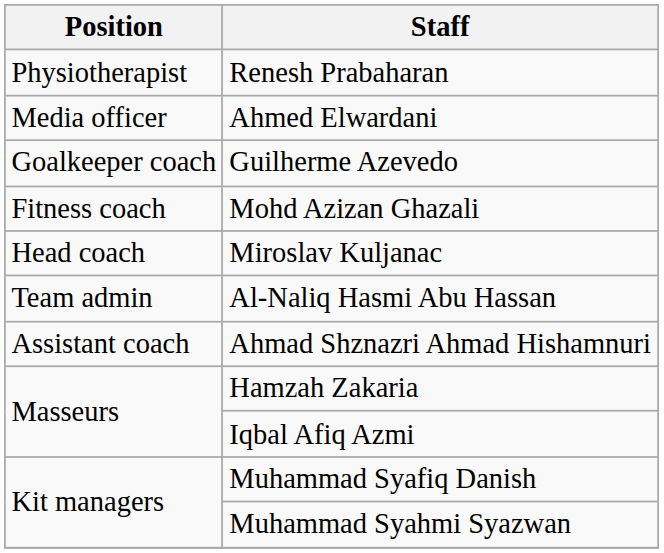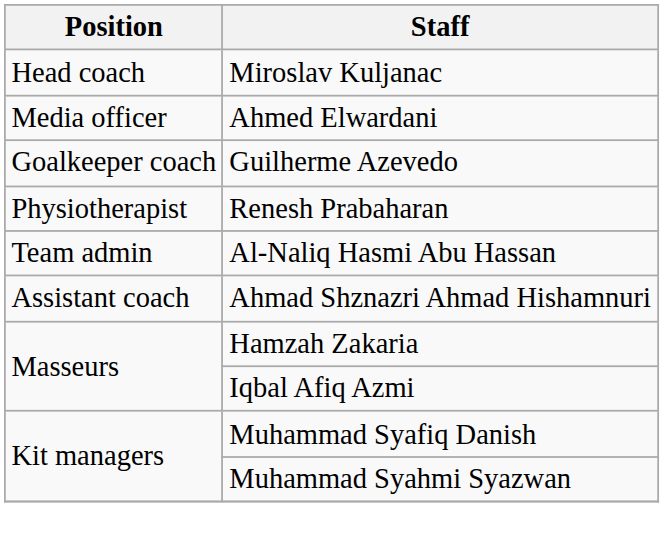rows swapped: (336, 252) <-> (339, 72)
- row: (354, 207)
